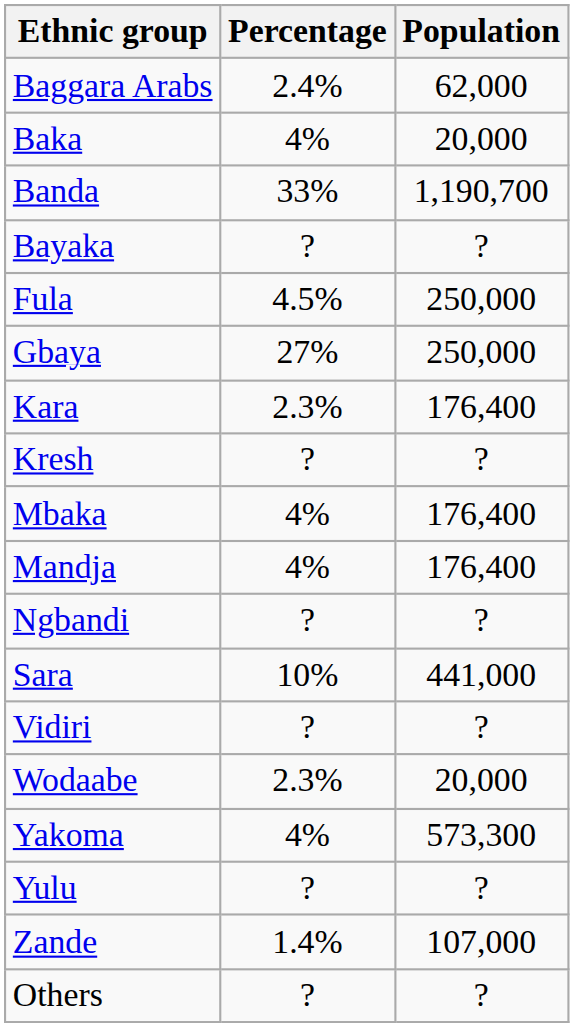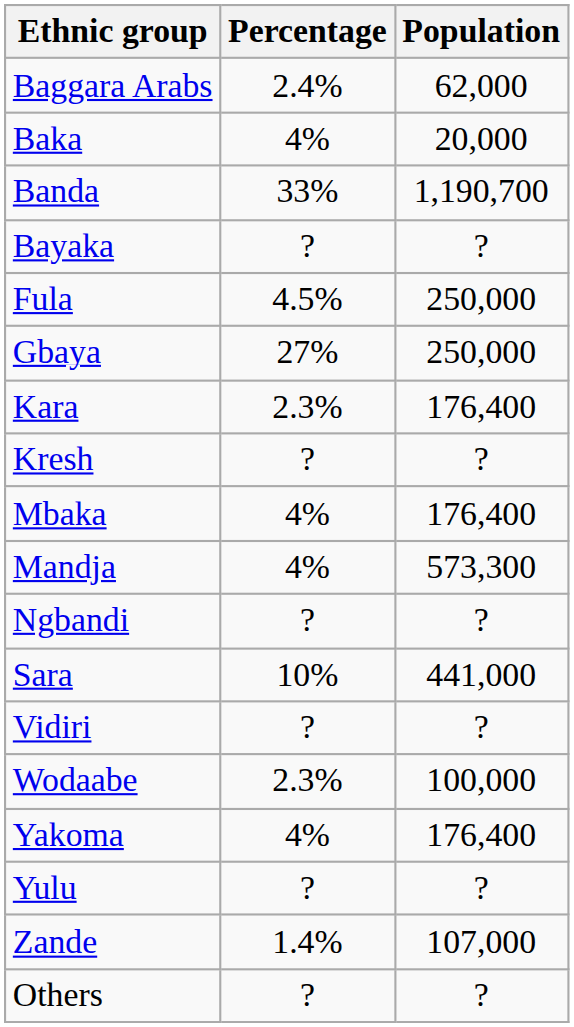(481, 566) 176,400 -> (481, 566) 573,300
(481, 780) 20,000 -> (481, 780) 100,000
(481, 834) 573,300 -> (481, 834) 176,400
